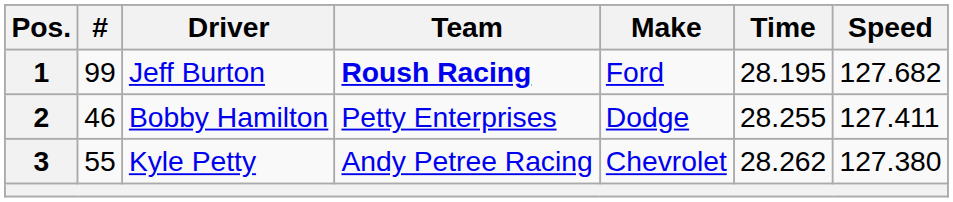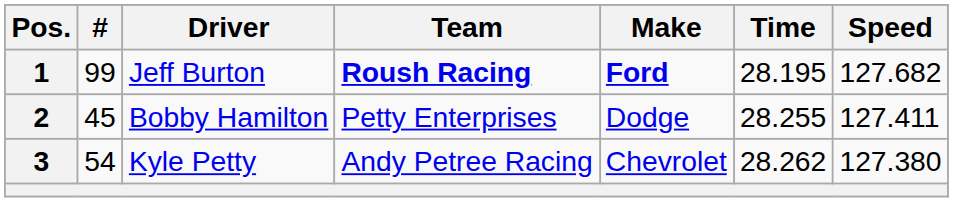(635, 72) normal -> (637, 72) bold
(100, 117) 46 -> (100, 117) 45
(100, 162) 55 -> (100, 162) 54
